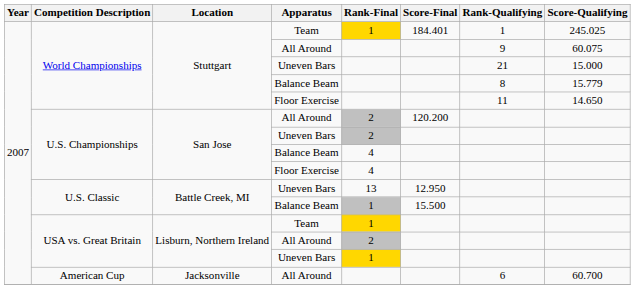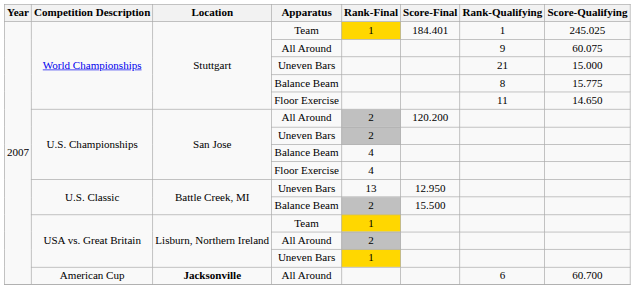(587, 83) 15.779 -> (587, 83) 15.775
(371, 205) 1 -> (371, 205) 2
(212, 275) normal -> (212, 275) bold
